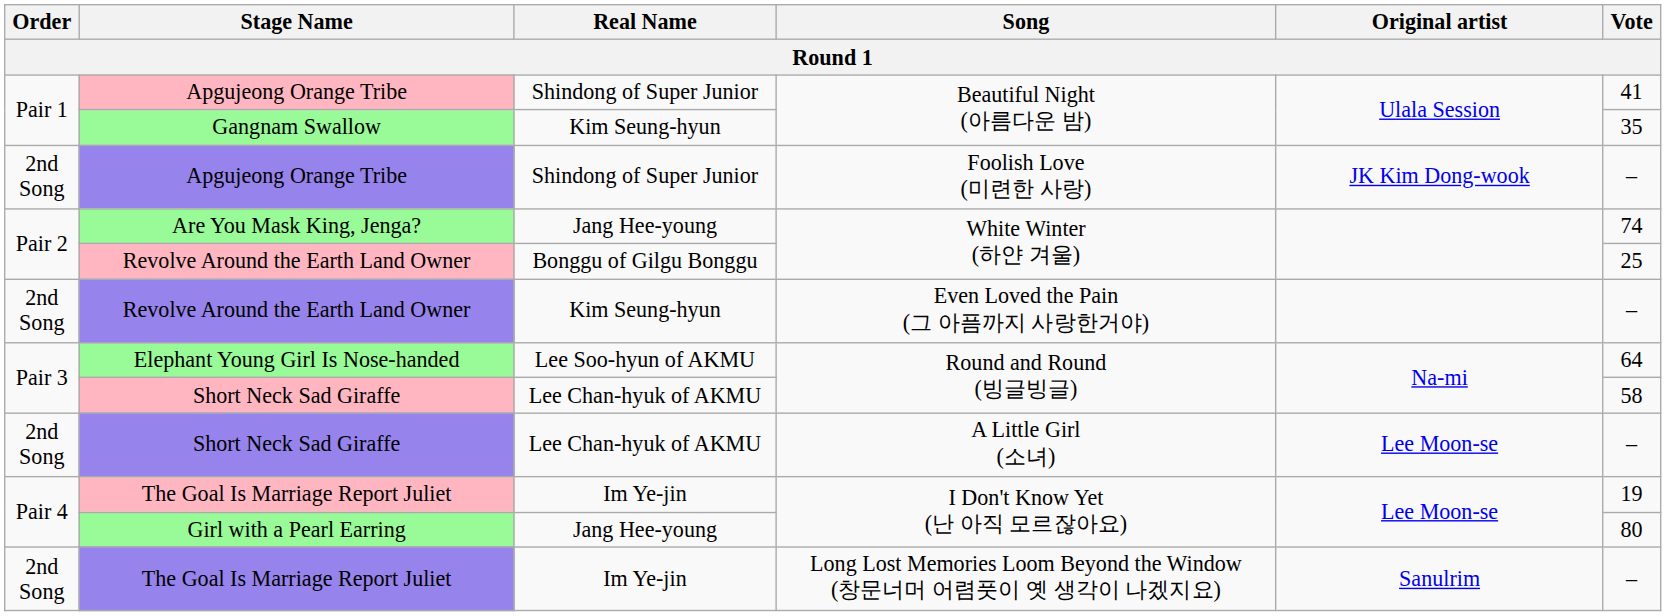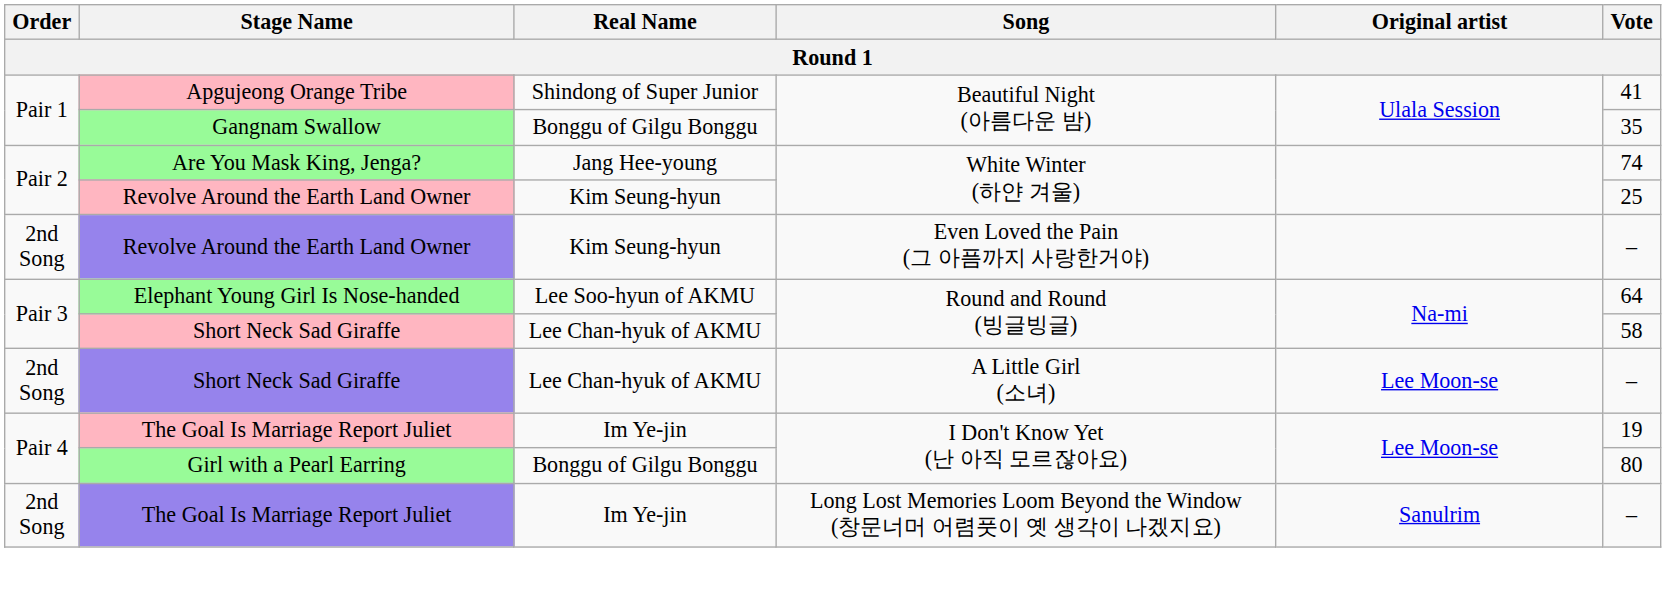(645, 127) Kim Seung-hyun -> (645, 127) Bonggu of Gilgu Bonggu
- row: (297, 176)
(645, 261) Bonggu of Gilgu Bonggu -> (645, 197) Kim Seung-hyun
(645, 529) Jang Hee-young -> (645, 465) Bonggu of Gilgu Bonggu
